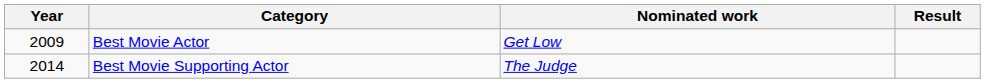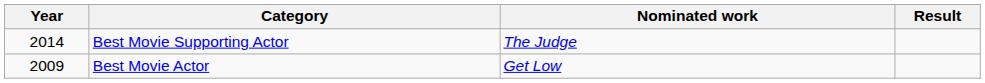rows swapped: (151, 41) <-> (191, 66)
